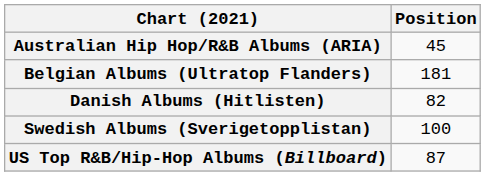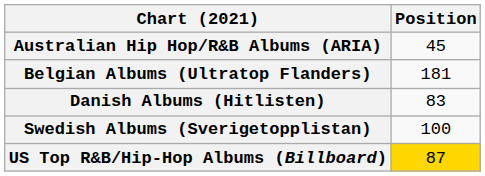(436, 102) 82 -> (436, 102) 83
(436, 157) no background -> (436, 157) gold background
